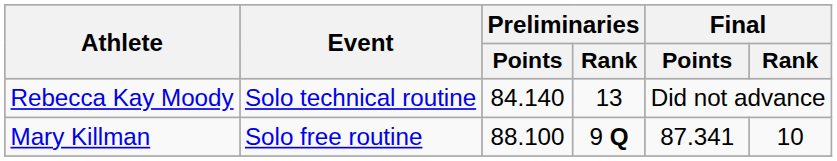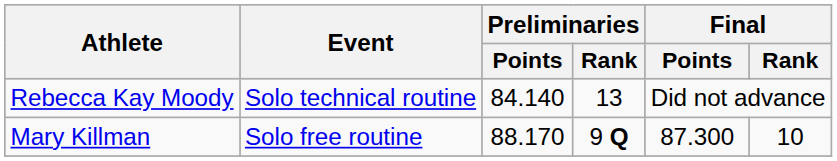(527, 137) 88.100 -> (527, 137) 88.170
(697, 137) 87.341 -> (697, 137) 87.300
